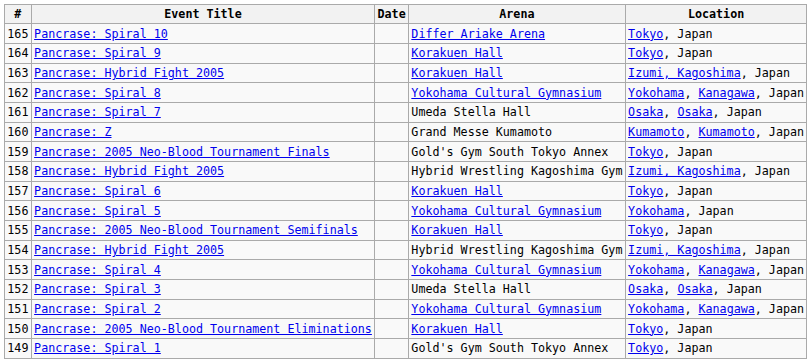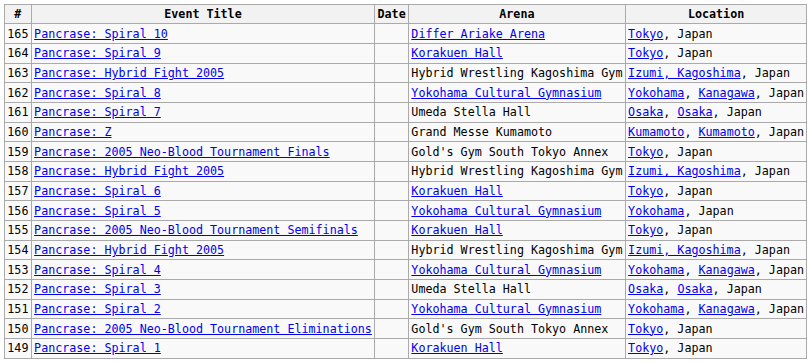(457, 73) Korakuen Hall -> (517, 73) Hybrid Wrestling Kagoshima Gym
(457, 329) Korakuen Hall -> (510, 329) Gold's Gym South Tokyo Annex
(510, 348) Gold's Gym South Tokyo Annex -> (457, 348) Korakuen Hall
